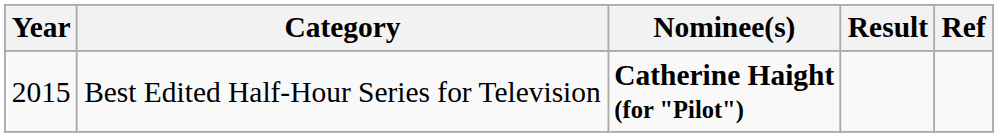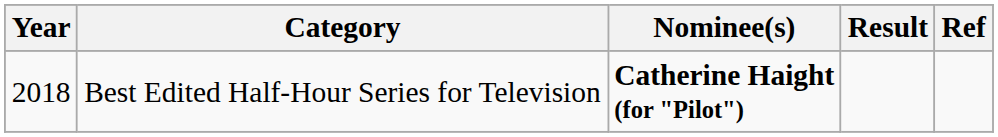(41, 91) 2015 -> (41, 91) 2018
